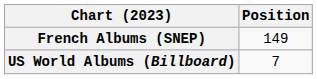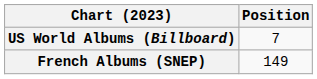rows swapped: (122, 39) <-> (122, 62)
